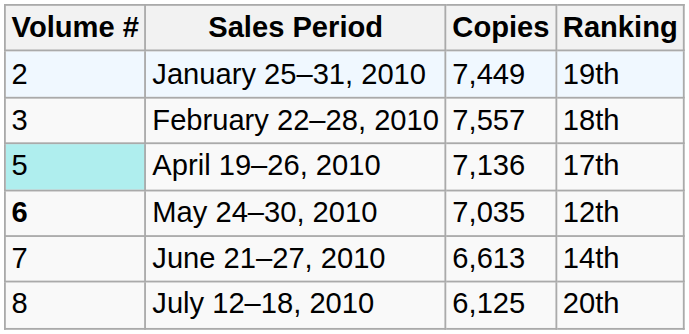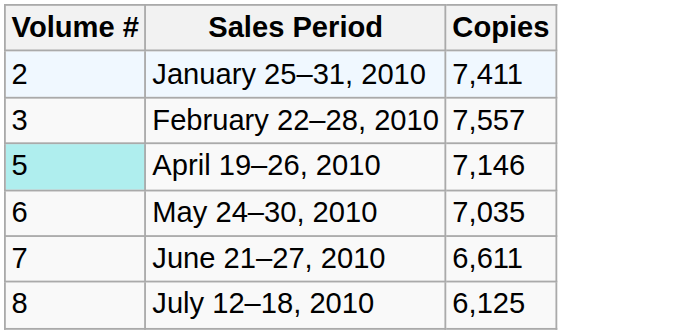- column: (620, 27)
(489, 73) 7,449 -> (488, 73) 7,411
(489, 166) 7,136 -> (489, 166) 7,146
(20, 212) bold -> (20, 212) normal
(489, 258) 6,613 -> (488, 258) 6,611
